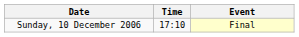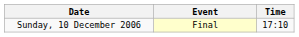columns swapped: (172, 11) <-> (242, 11)
